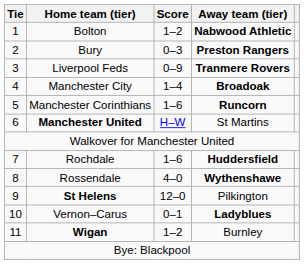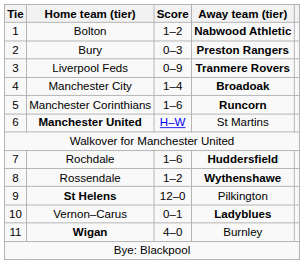(173, 177) 4–0 -> (173, 177) 1–2
(173, 232) 1–2 -> (173, 232) 4–0
